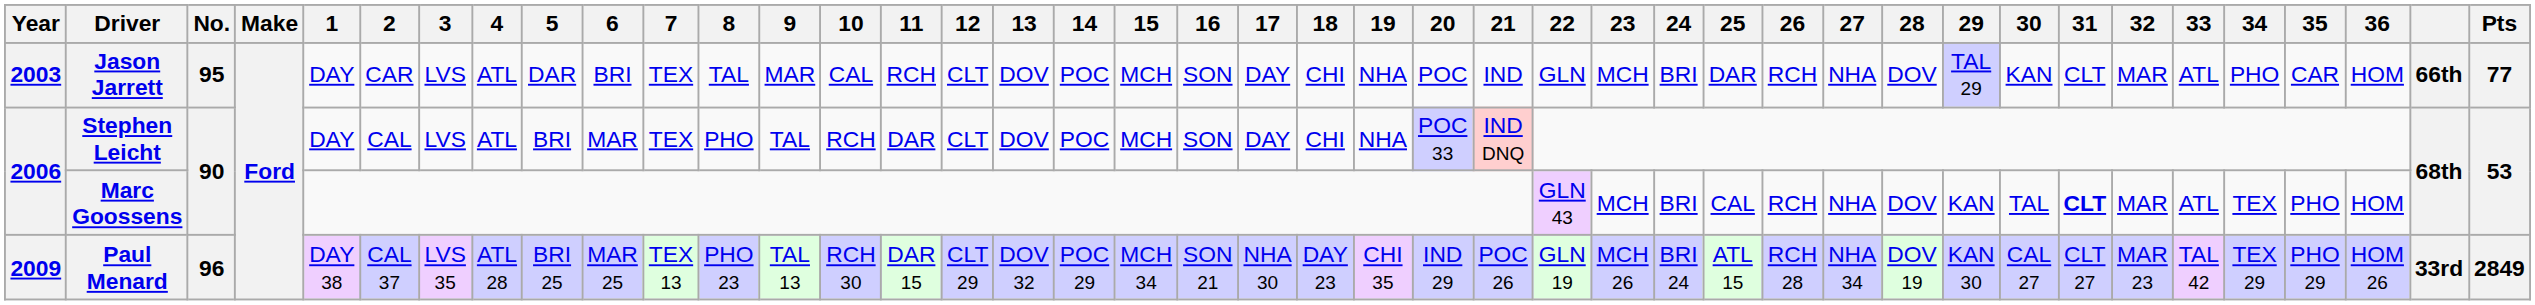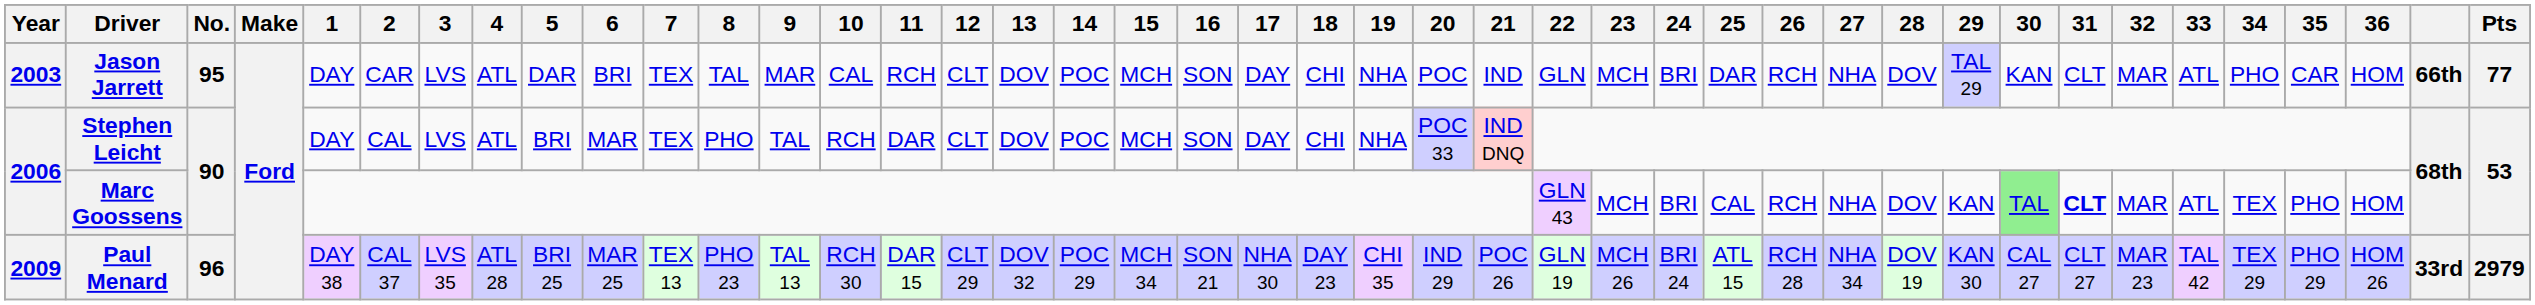(2029, 203) no background -> (2029, 203) lightgreen background
(2499, 267) 2849 -> (2499, 267) 2979
